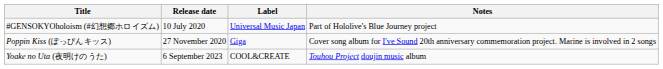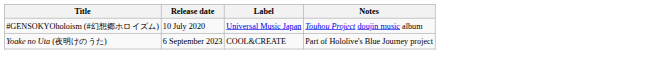(373, 26) Part of Hololive's Blue Journey project -> (364, 26) Touhou Project doujin music album
- row: (59, 41)
(368, 56) Touhou Project doujin music album -> (369, 41) Part of Hololive's Blue Journey project
